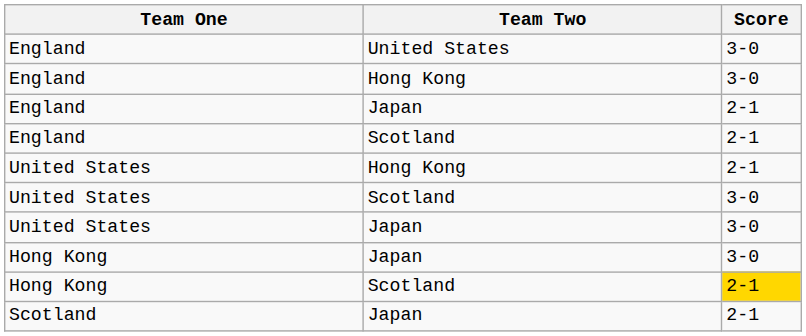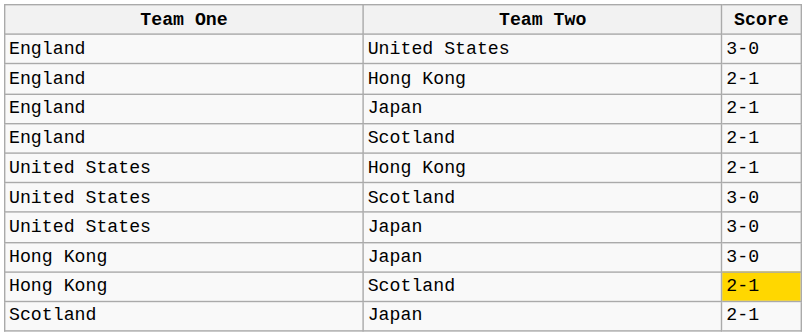(743, 79) 3-0 -> (743, 79) 2-1
